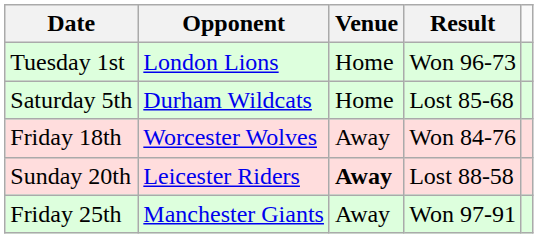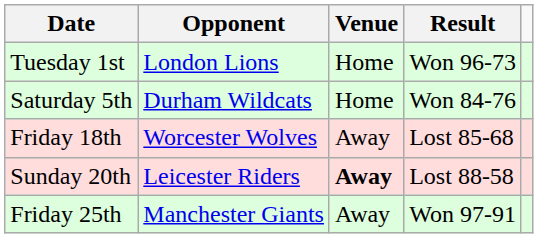(462, 99) Lost 85-68 -> (463, 99) Won 84-76
(463, 137) Won 84-76 -> (462, 137) Lost 85-68
